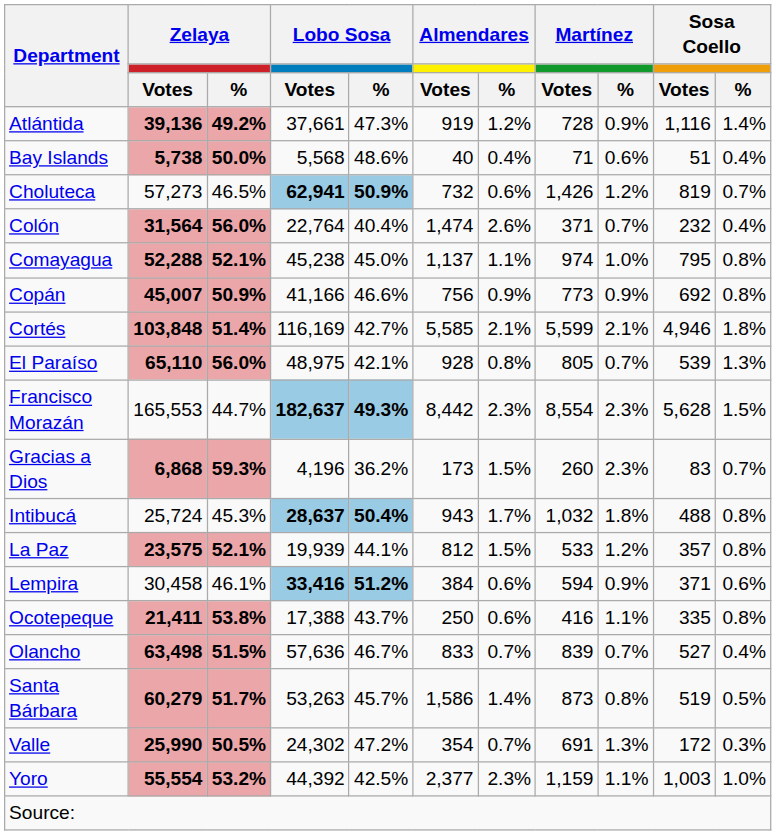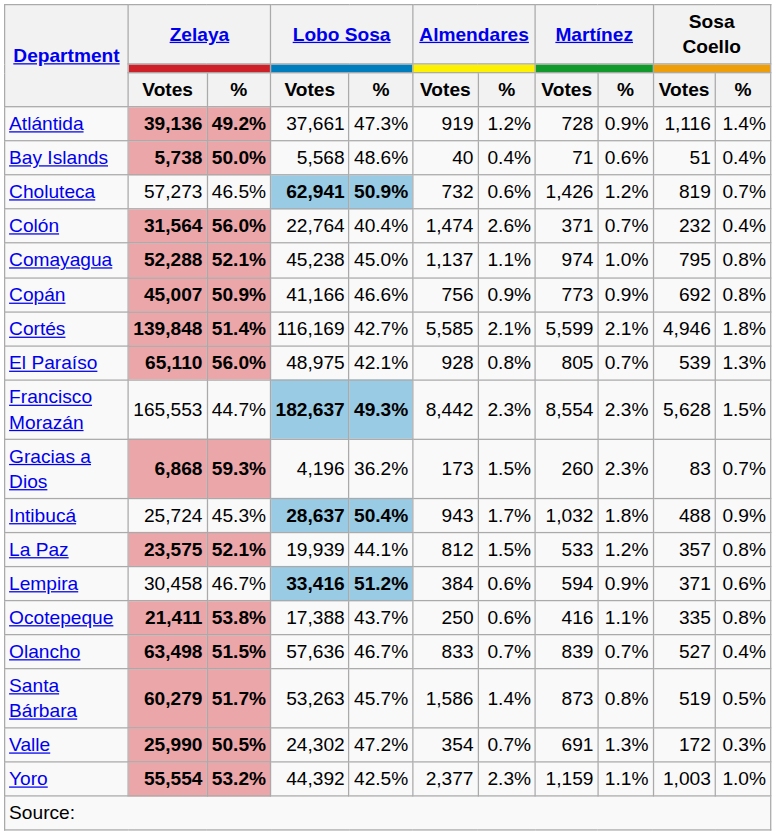(168, 328) 103,848 -> (168, 328) 139,848
(744, 515) 0.8% -> (744, 515) 0.9%
(239, 583) 46.1% -> (239, 583) 46.7%
